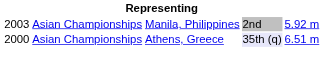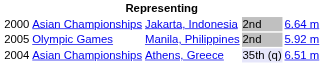+ row: (191, 24)
(17, 24) 2003 -> (17, 39) 2005
(87, 24) Asian Championships -> (73, 39) Olympic Games
(17, 39) 2000 -> (17, 55) 2004
